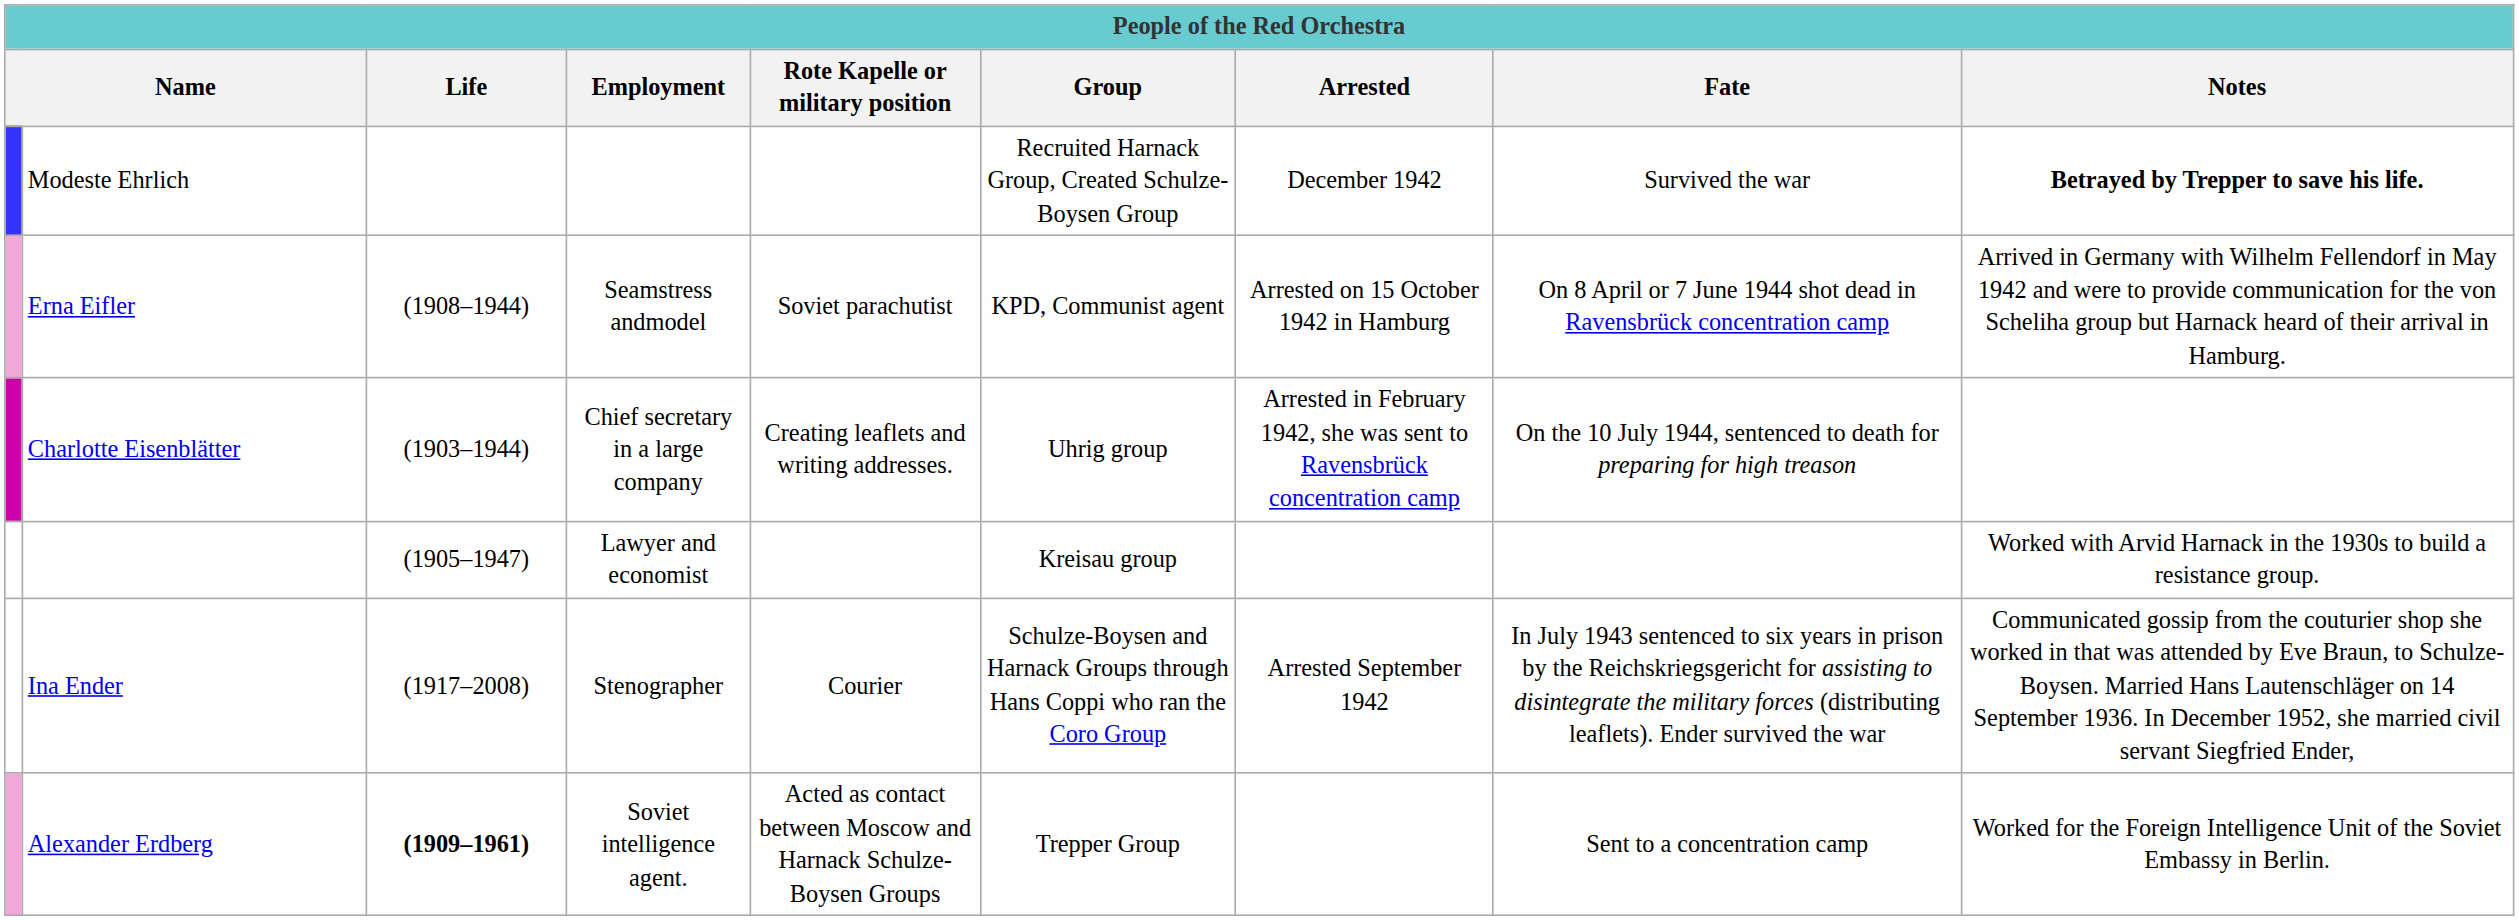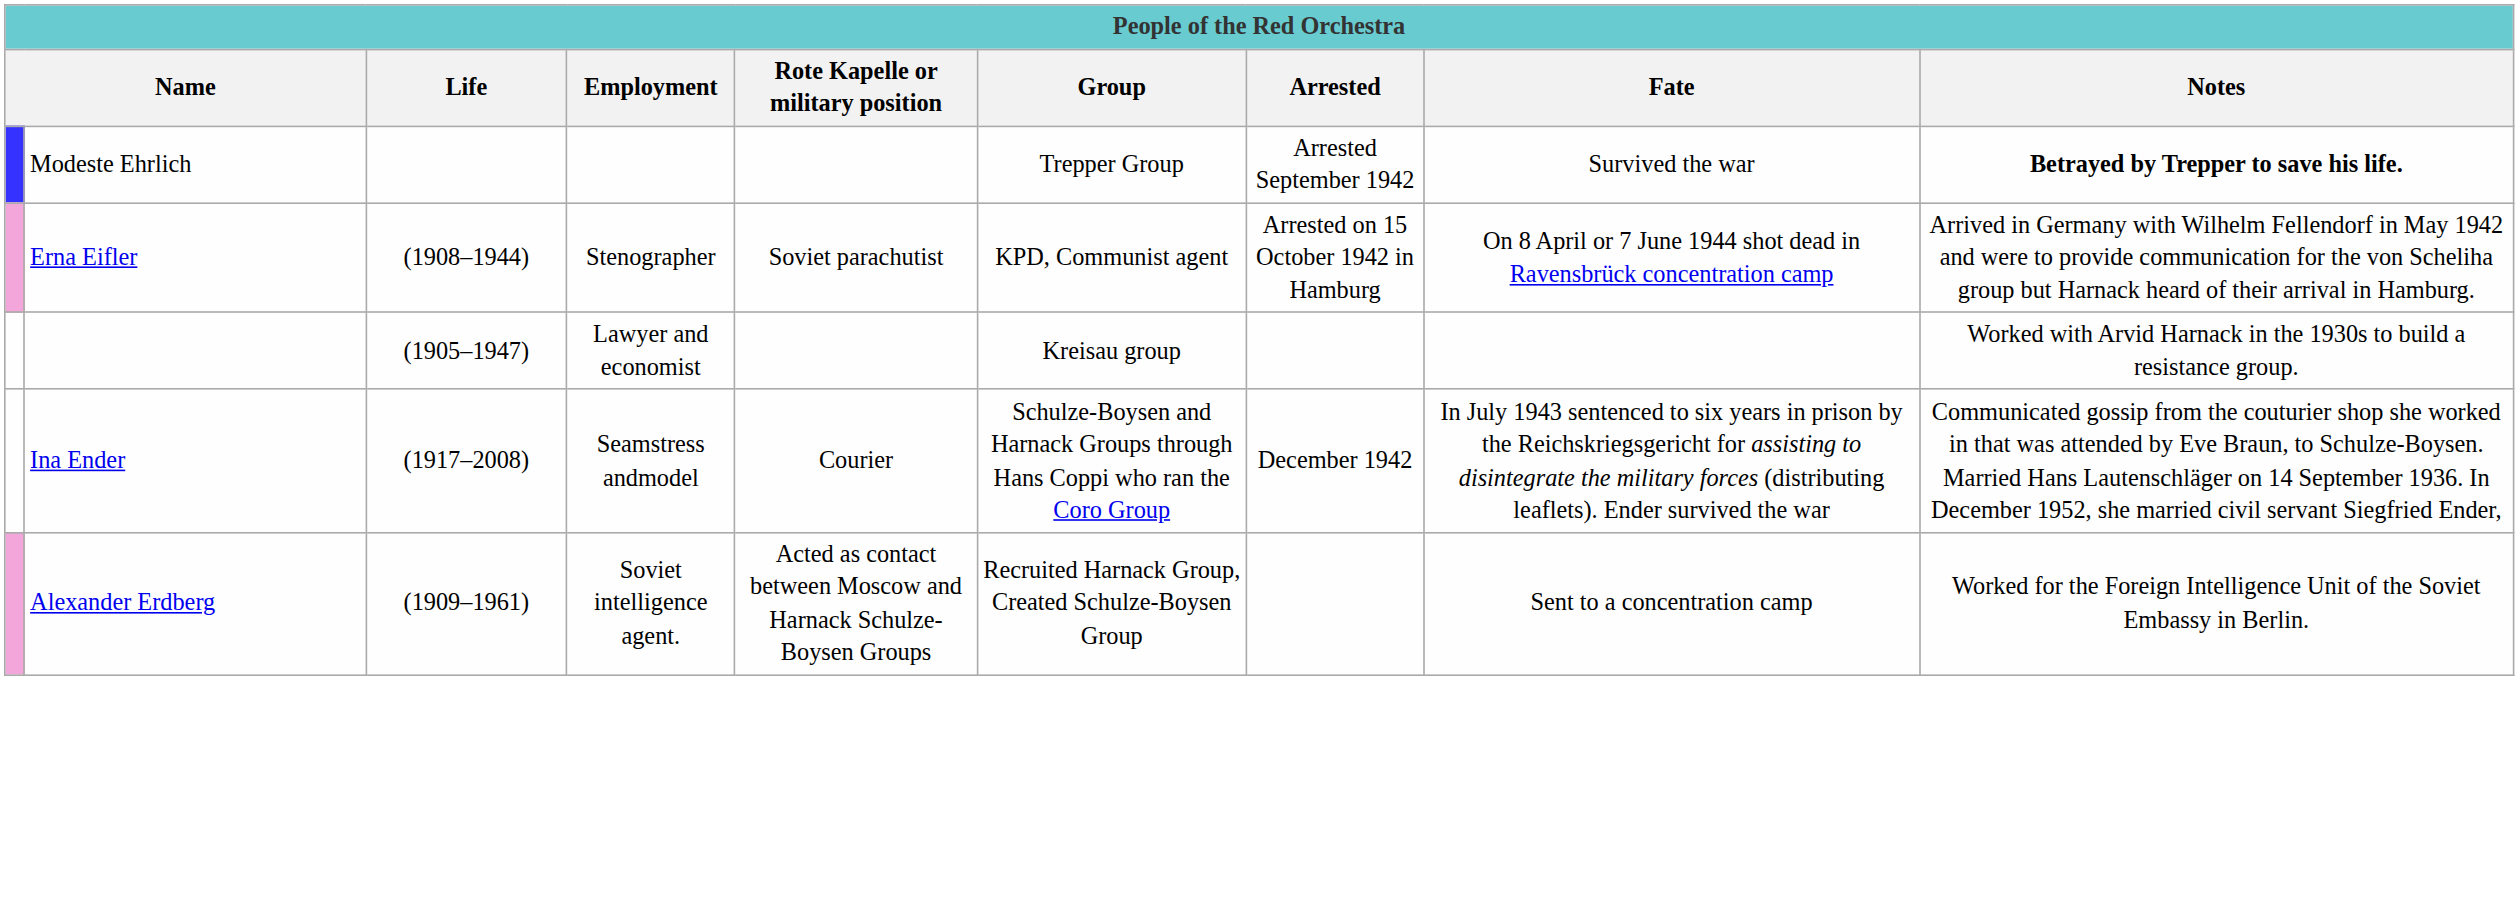(1108, 180) Recruited Harnack Group, Created Schulze-Boysen Group -> (1112, 163) Trepper Group
(1364, 180) December 1942 -> (1335, 163) Arrested September 1942
(658, 306) Seamstress andmodel -> (651, 257) Stenographer
- row: (134, 449)
(658, 684) Stenographer -> (651, 460) Seamstress andmodel
(1364, 684) Arrested September 1942 -> (1335, 460) December 1942
(466, 843) bold -> (466, 602) normal
(1108, 843) Trepper Group -> (1112, 602) Recruited Harnack Group, Created Schulze-Boysen Group
